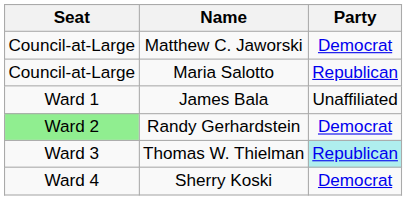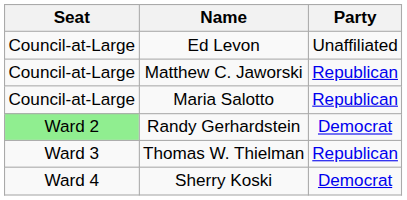+ row: (224, 45)
(355, 45) Democrat -> (355, 72) Republican
- row: (224, 99)
(355, 153) paleturquoise background -> (355, 153) no background
